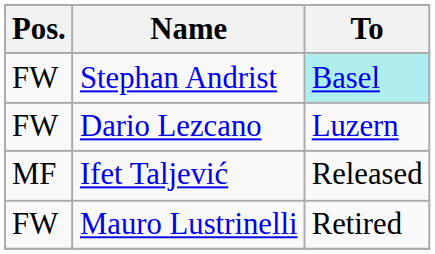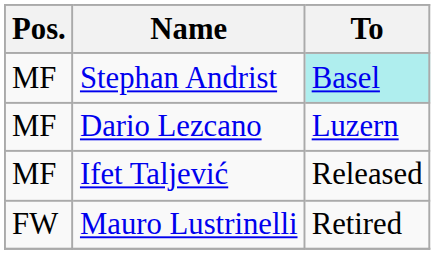(35, 77) FW -> (34, 77) MF
(35, 126) FW -> (34, 126) MF
